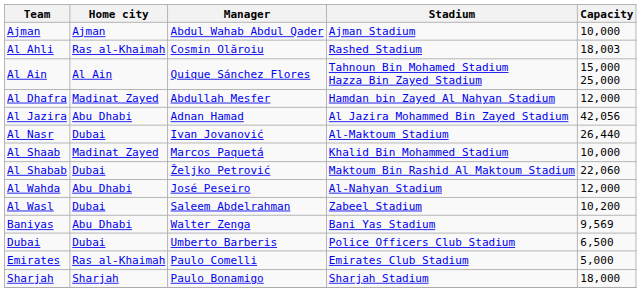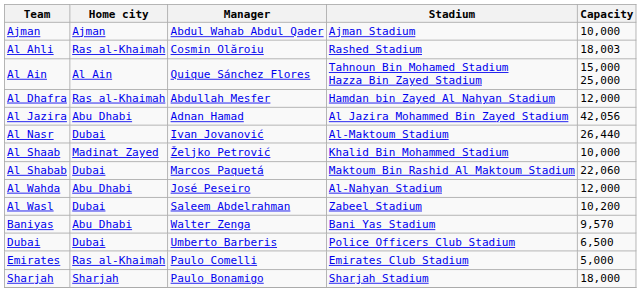(115, 98) Madinat Zayed -> (119, 98) Ras al-Khaimah
(217, 152) Marcos Paquetá -> (220, 152) Željko Petrović
(220, 170) Željko Petrović -> (217, 170) Marcos Paquetá
(597, 224) 9,569 -> (597, 224) 9,570
